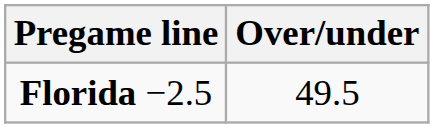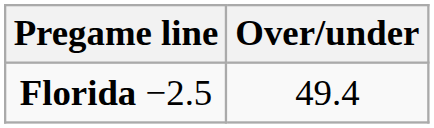(327, 92) 49.5 -> (327, 92) 49.4
